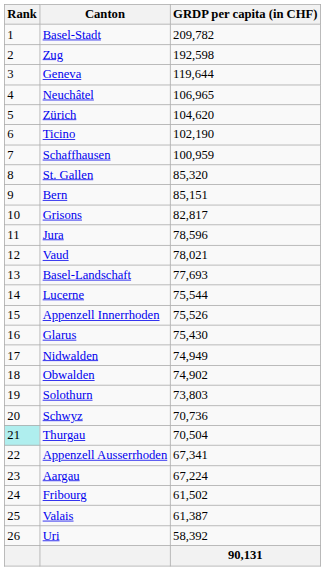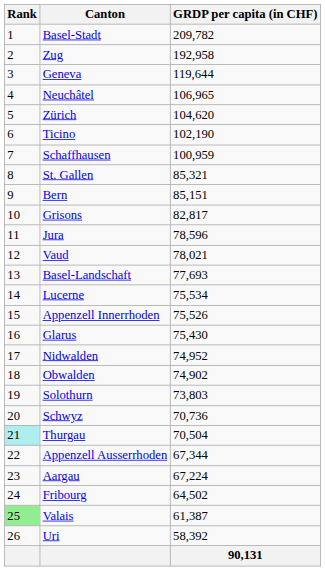(194, 54) 192,598 -> (194, 54) 192,958
(190, 174) 85,320 -> (190, 174) 85,321
(190, 295) 75,544 -> (190, 295) 75,534
(190, 355) 74,949 -> (190, 355) 74,952
(190, 455) 67,341 -> (190, 455) 67,344
(190, 495) 61,502 -> (190, 495) 64,502
(14, 515) no background -> (14, 515) lightgreen background
